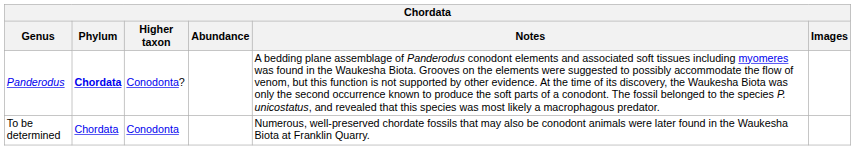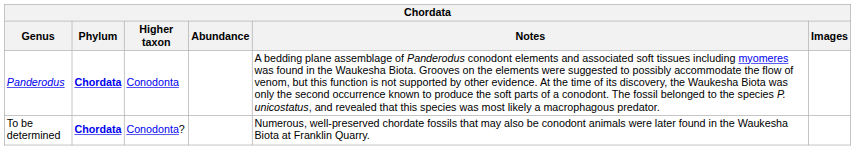(156, 83) Conodonta? -> (153, 83) Conodonta
(96, 130) normal -> (98, 130) bold
(153, 130) Conodonta -> (156, 130) Conodonta?
